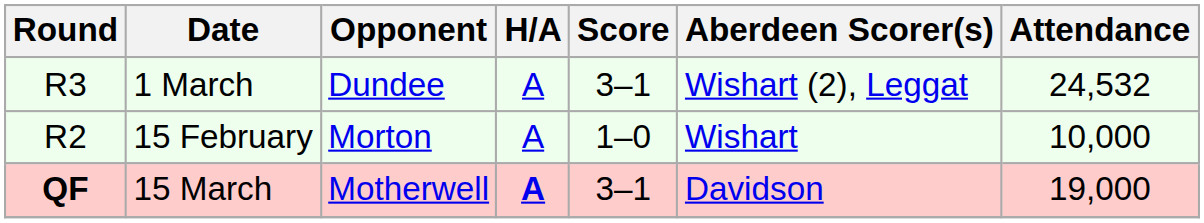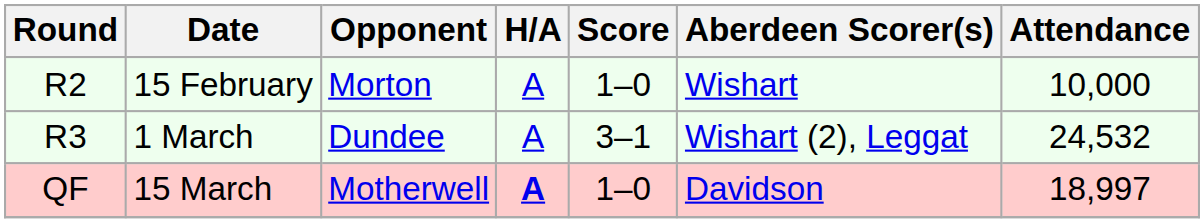rows swapped: (223, 136) <-> (194, 83)
(65, 189) bold -> (65, 189) normal
(623, 189) 3–1 -> (623, 189) 1–0
(1100, 189) 19,000 -> (1100, 189) 18,997
